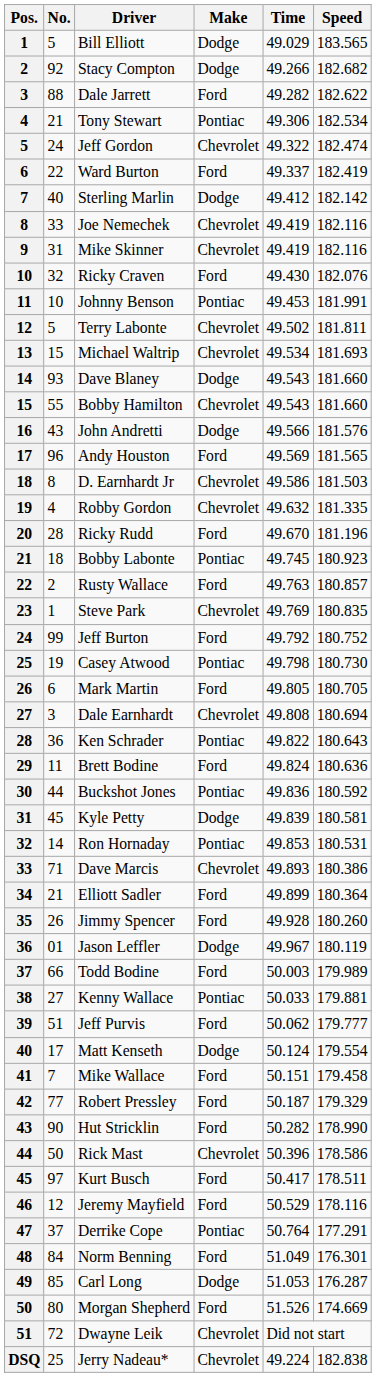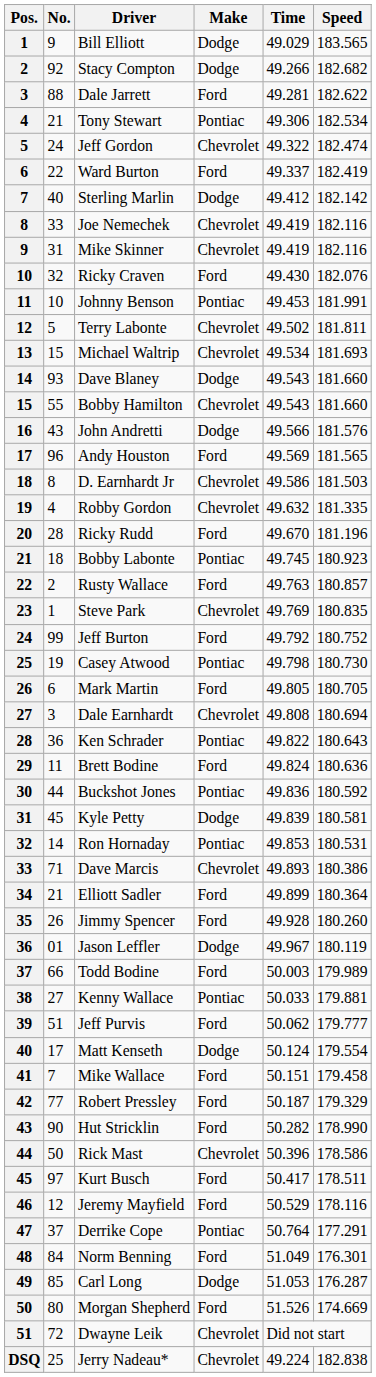(52, 43) 5 -> (52, 43) 9
(288, 95) 49.282 -> (288, 95) 49.281
